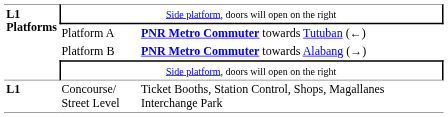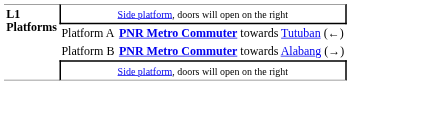- row: (91, 96)
